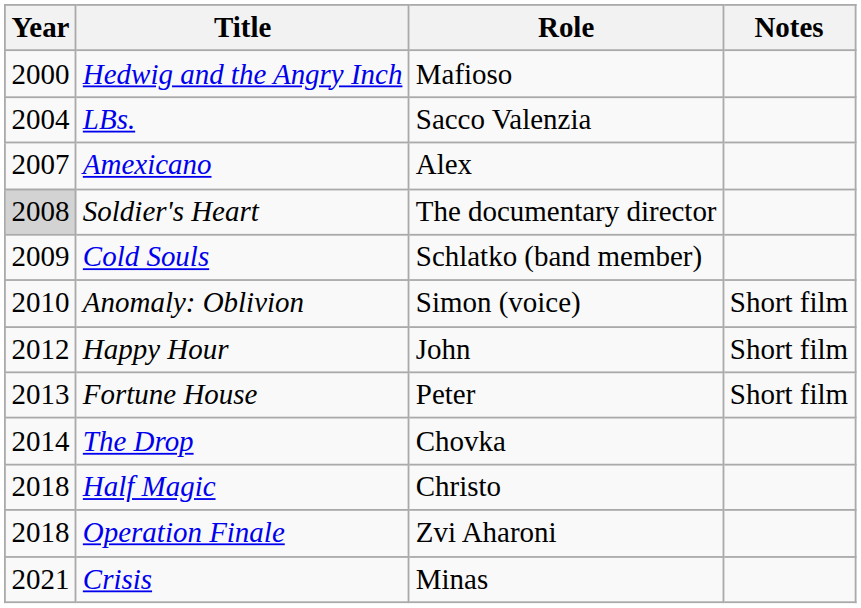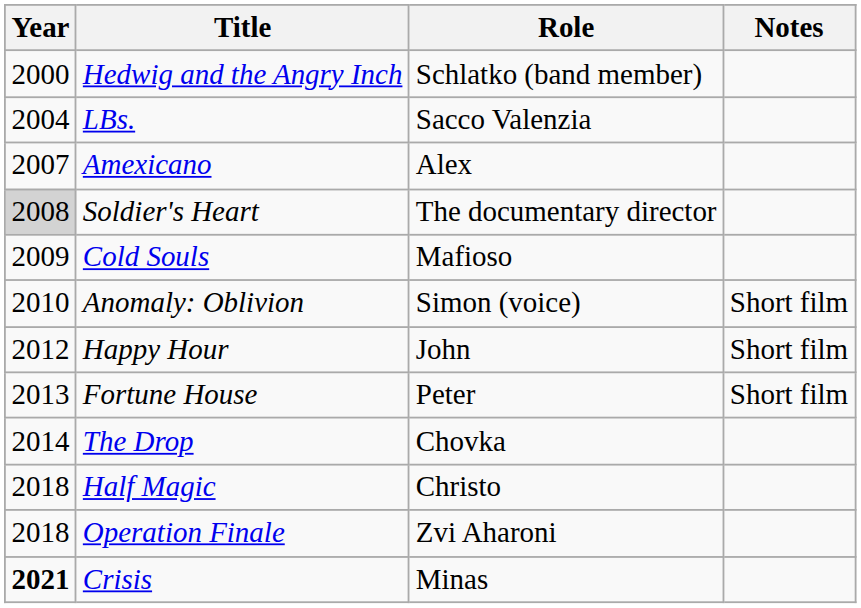(464, 73) Mafioso -> (559, 73) Schlatko (band member)
(559, 257) Schlatko (band member) -> (464, 257) Mafioso
(41, 578) normal -> (41, 578) bold
